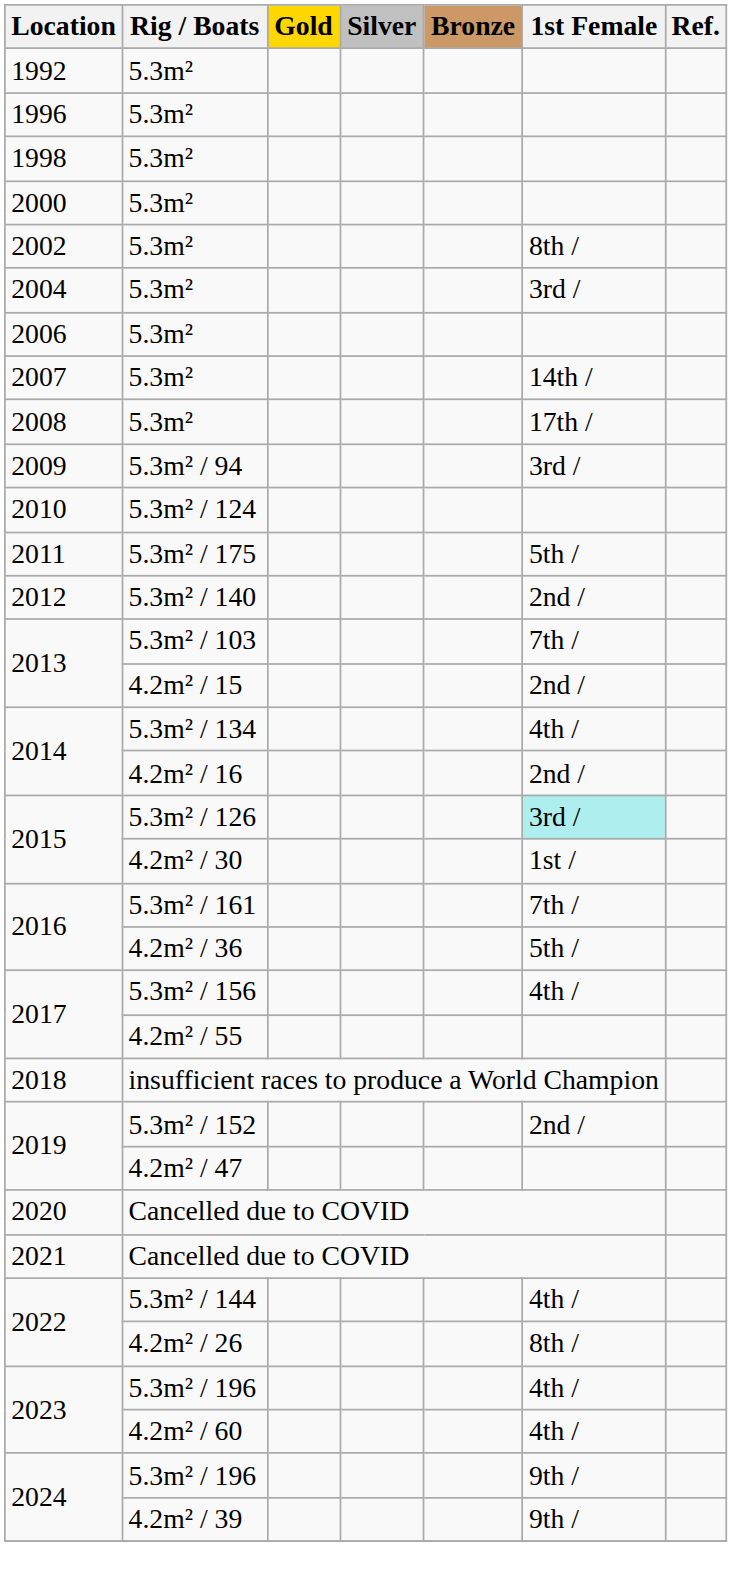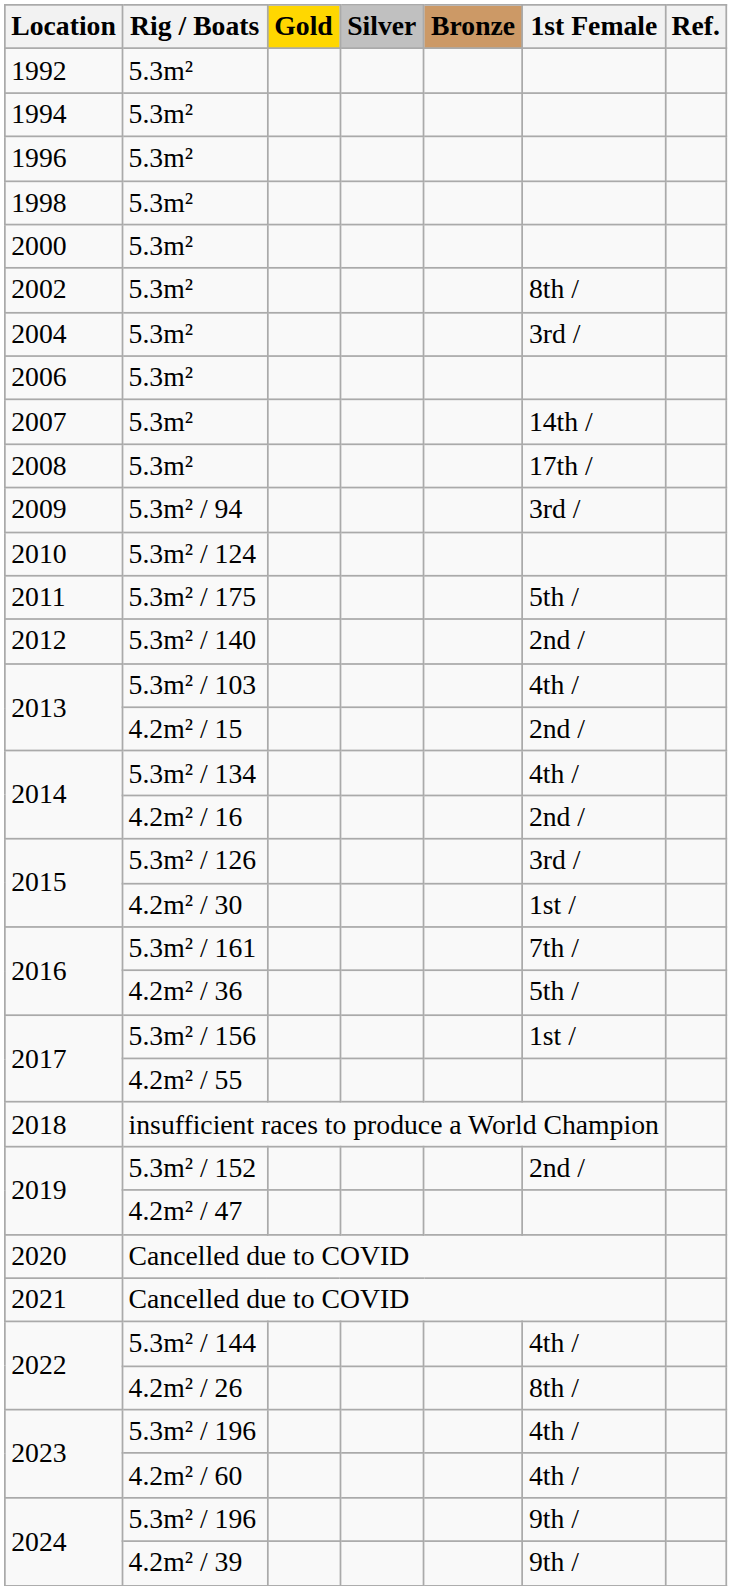+ row: (39, 114)
(554, 641) 7th / -> (554, 684) 4th /
(555, 816) paleturquoise background -> (555, 860) no background
(554, 992) 4th / -> (552, 1036) 1st /
